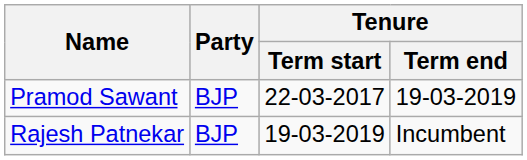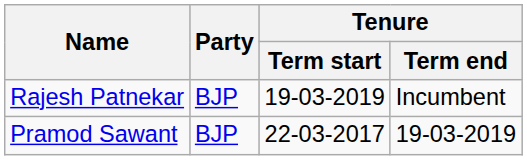rows swapped: (94, 97) <-> (97, 135)
